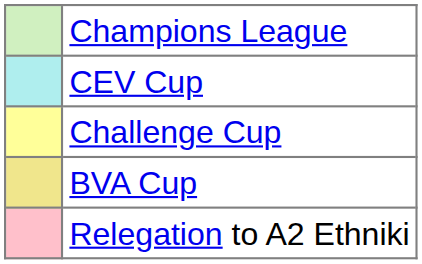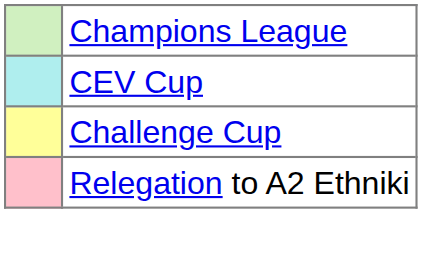- row: (133, 182)
